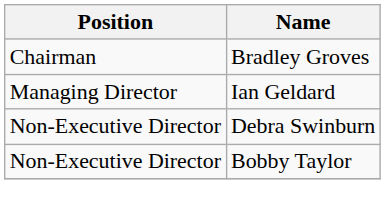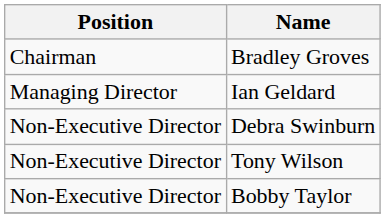+ row: (287, 160)
